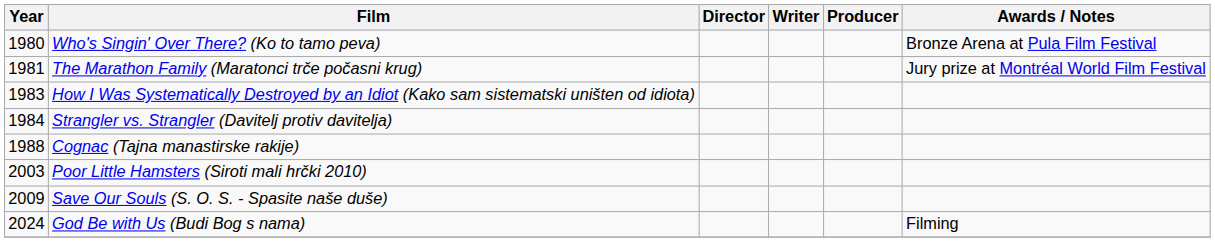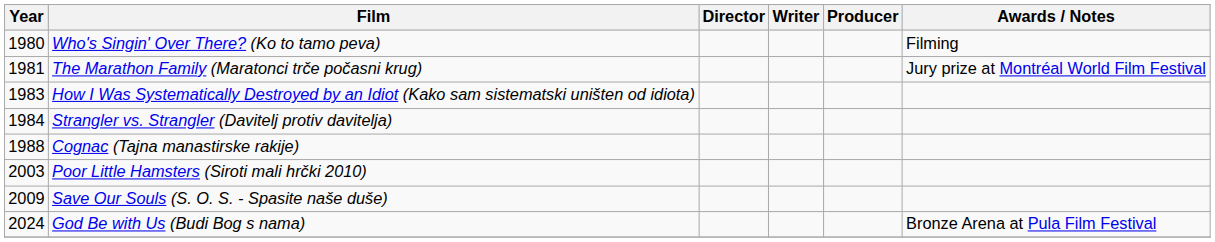(1031, 43) Bronze Arena at Pula Film Festival -> (932, 43) Filming
(932, 224) Filming -> (1031, 224) Bronze Arena at Pula Film Festival
